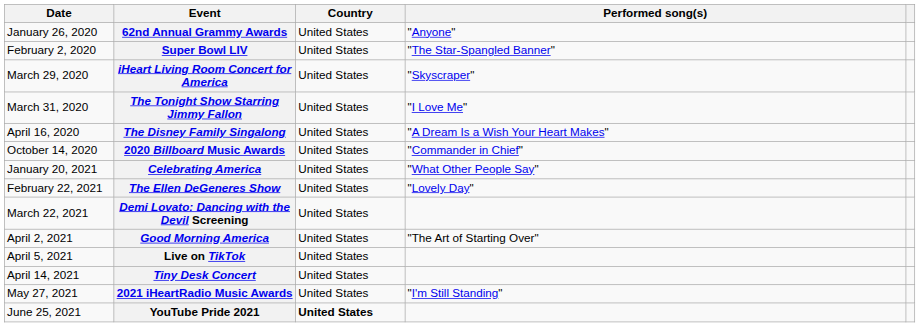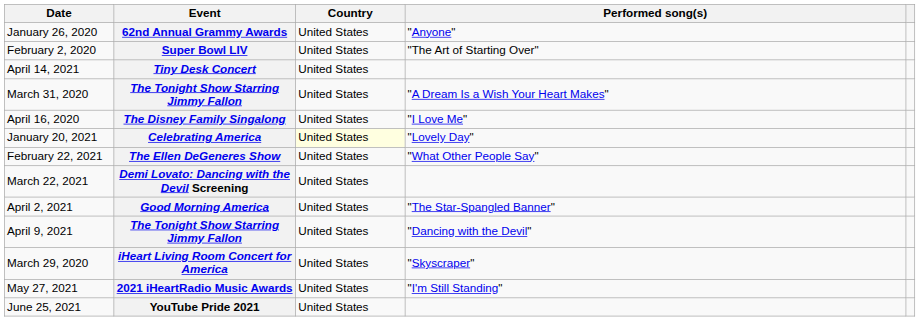(481, 50) "The Star-Spangled Banner" -> (473, 50) "The Art of Starting Over"
rows swapped: (48, 75) <-> (43, 275)
(437, 107) "I Love Me" -> (508, 94) "A Dream Is a Wish Your Heart Makes"
(508, 132) "A Dream Is a Wish Your Heart Makes" -> (437, 119) "I Love Me"
- row: (52, 151)
(333, 169) no background -> (333, 138) lightyellow background
(473, 169) "What Other People Say" -> (441, 138) "Lovely Day"
(441, 188) "Lovely Day" -> (473, 156) "What Other People Say"
(473, 238) "The Art of Starting Over" -> (481, 206) "The Star-Spangled Banner"
- row: (40, 256)
+ row: (40, 231)
(336, 312) bold -> (333, 307) normal
